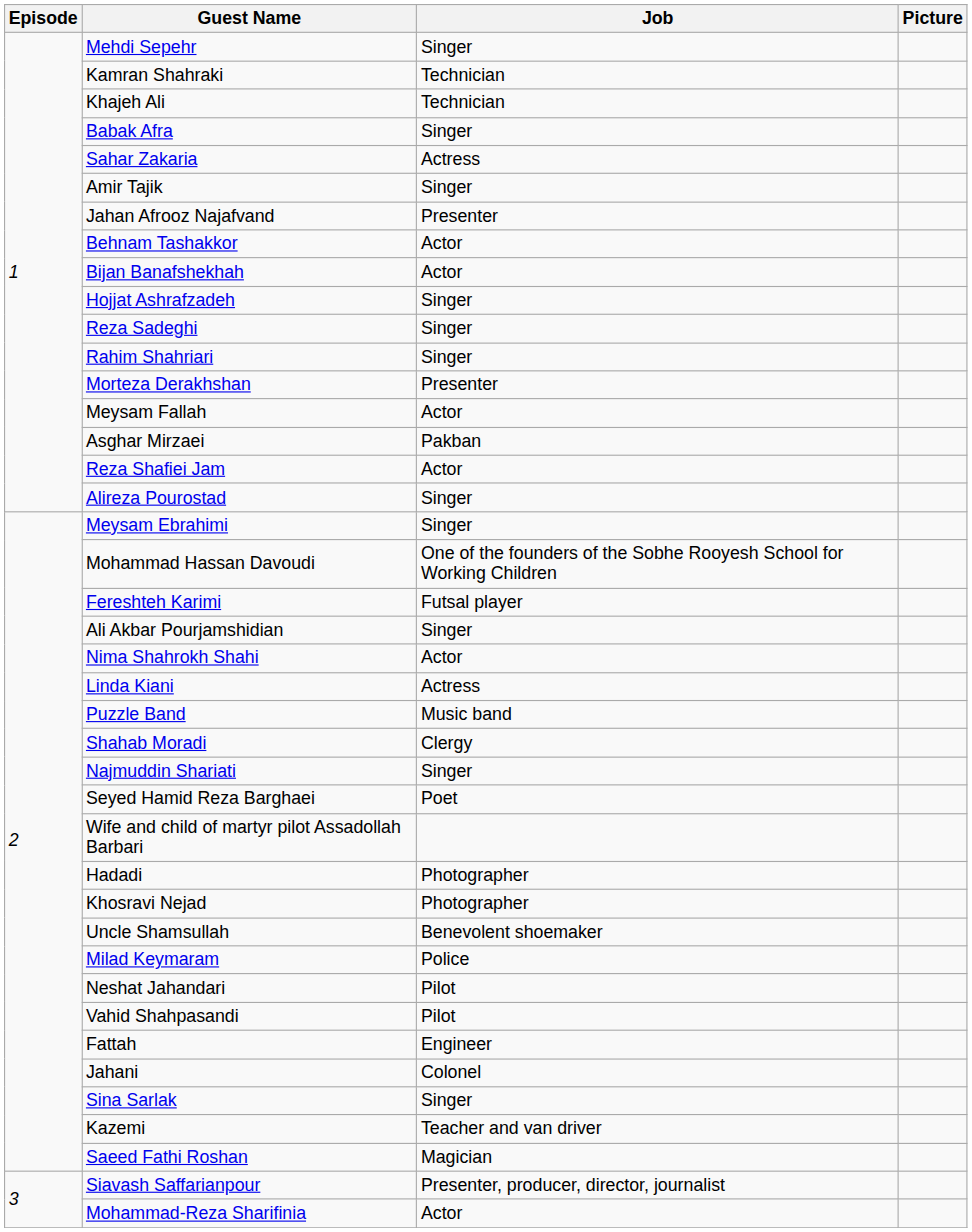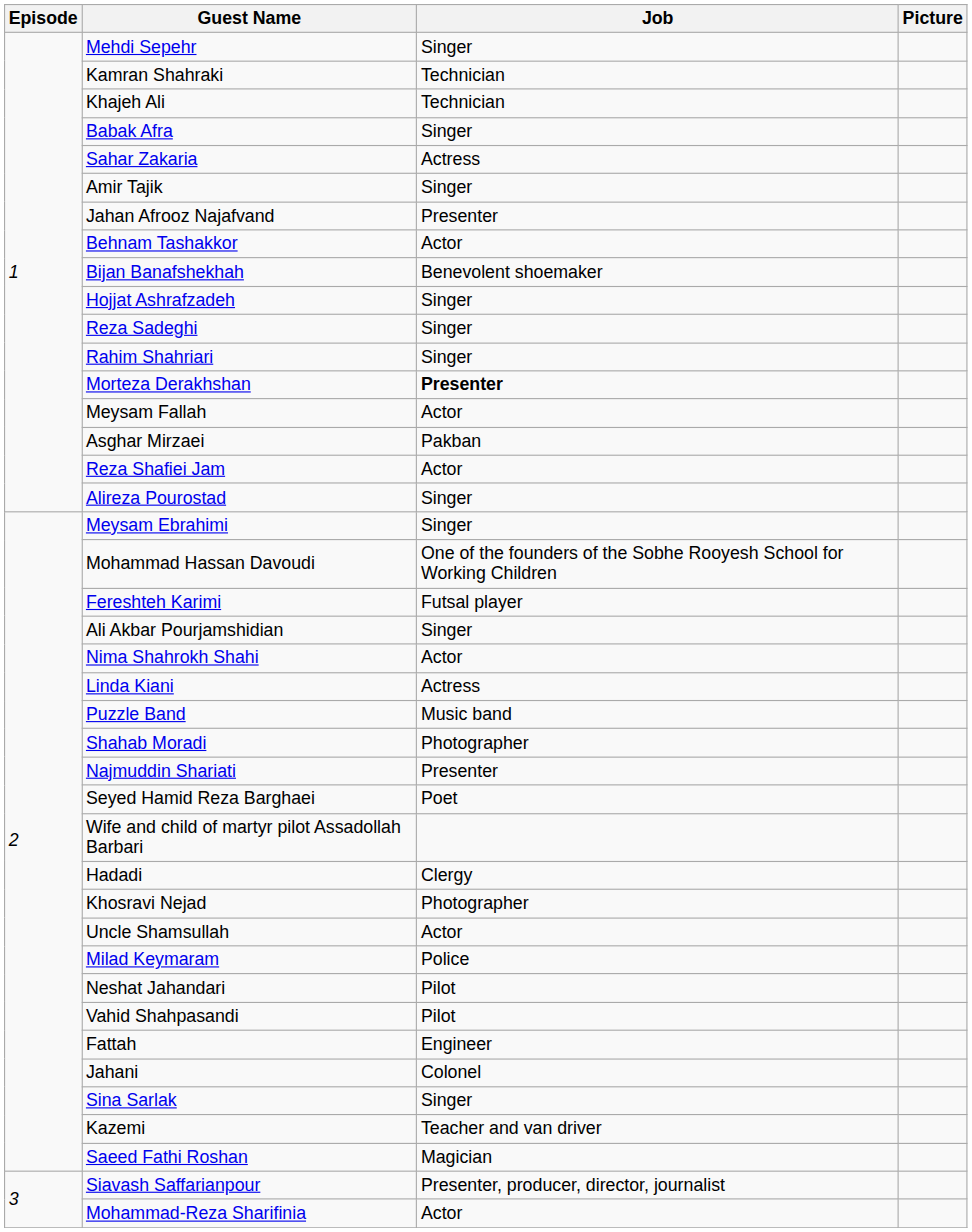(442, 272) Actor -> (512, 272) Benevolent shoemaker
(459, 384) normal -> (462, 384) bold
(447, 742) Clergy -> (475, 742) Photographer
(447, 770) Singer -> (459, 770) Presenter
(475, 875) Photographer -> (447, 875) Clergy
(512, 931) Benevolent shoemaker -> (442, 931) Actor
